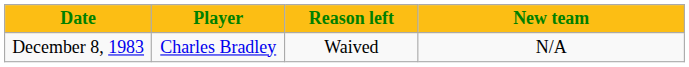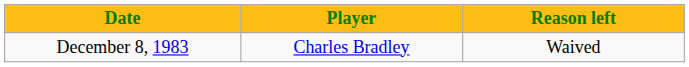- column: (551, 18)
